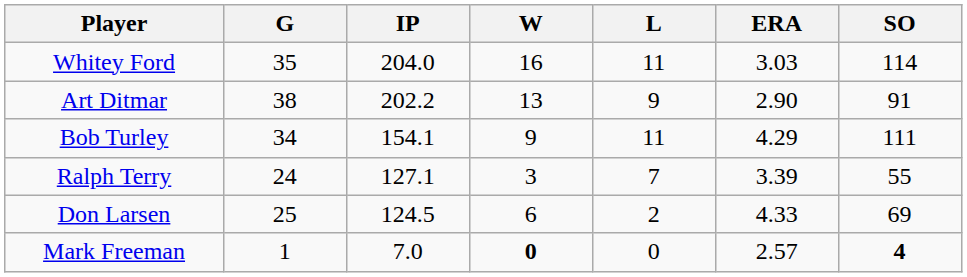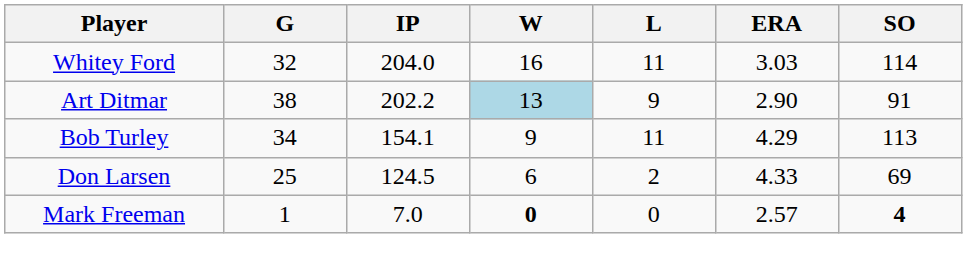(285, 61) 35 -> (285, 61) 32
(531, 99) no background -> (531, 99) lightblue background
(900, 137) 111 -> (900, 137) 113
- row: (114, 175)
